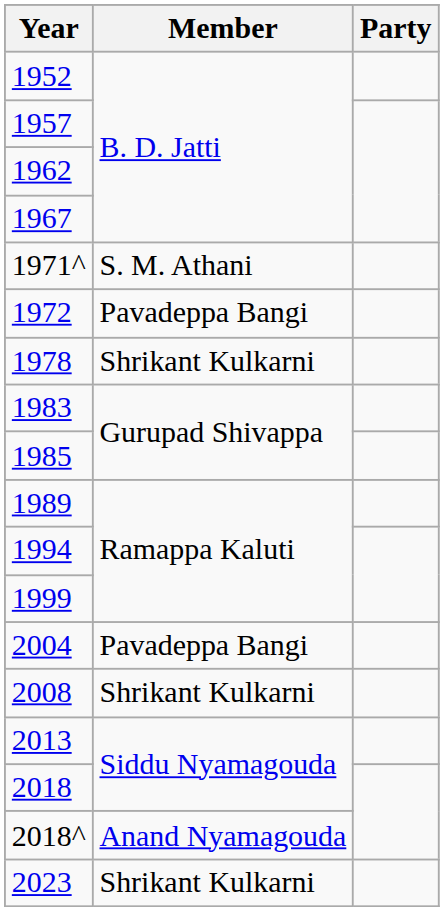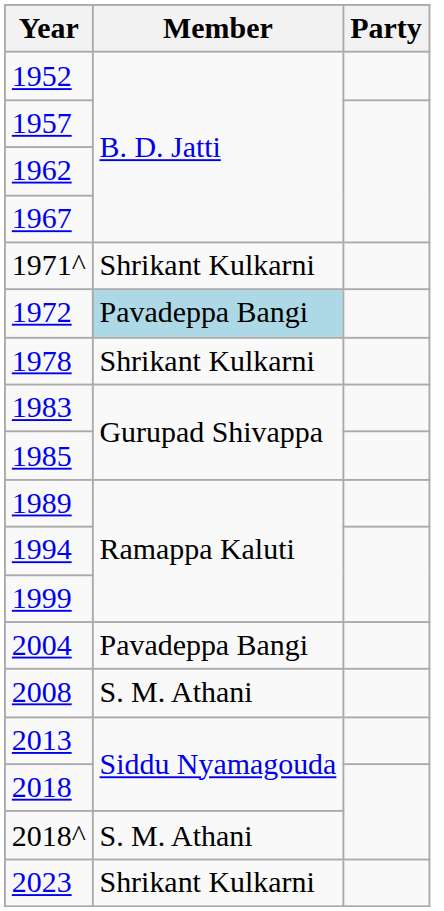(176, 265) S. M. Athani -> (207, 265) Shrikant Kulkarni
(204, 312) no background -> (204, 312) lightblue background
(207, 692) Shrikant Kulkarni -> (176, 692) S. M. Athani
(223, 834) Anand Nyamagouda -> (176, 834) S. M. Athani
